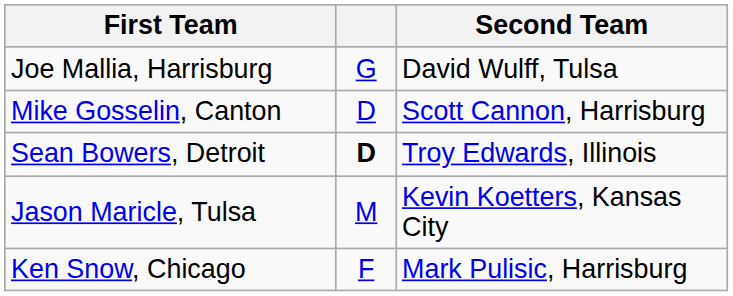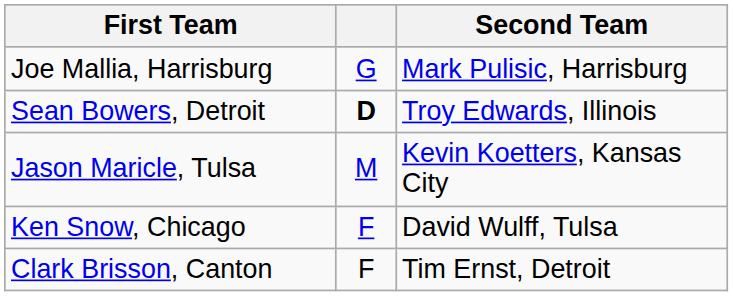(510, 68) David Wulff, Tulsa -> (545, 68) Mark Pulisic, Harrisburg
- row: (146, 111)
(545, 269) Mark Pulisic, Harrisburg -> (510, 226) David Wulff, Tulsa
+ row: (142, 269)
